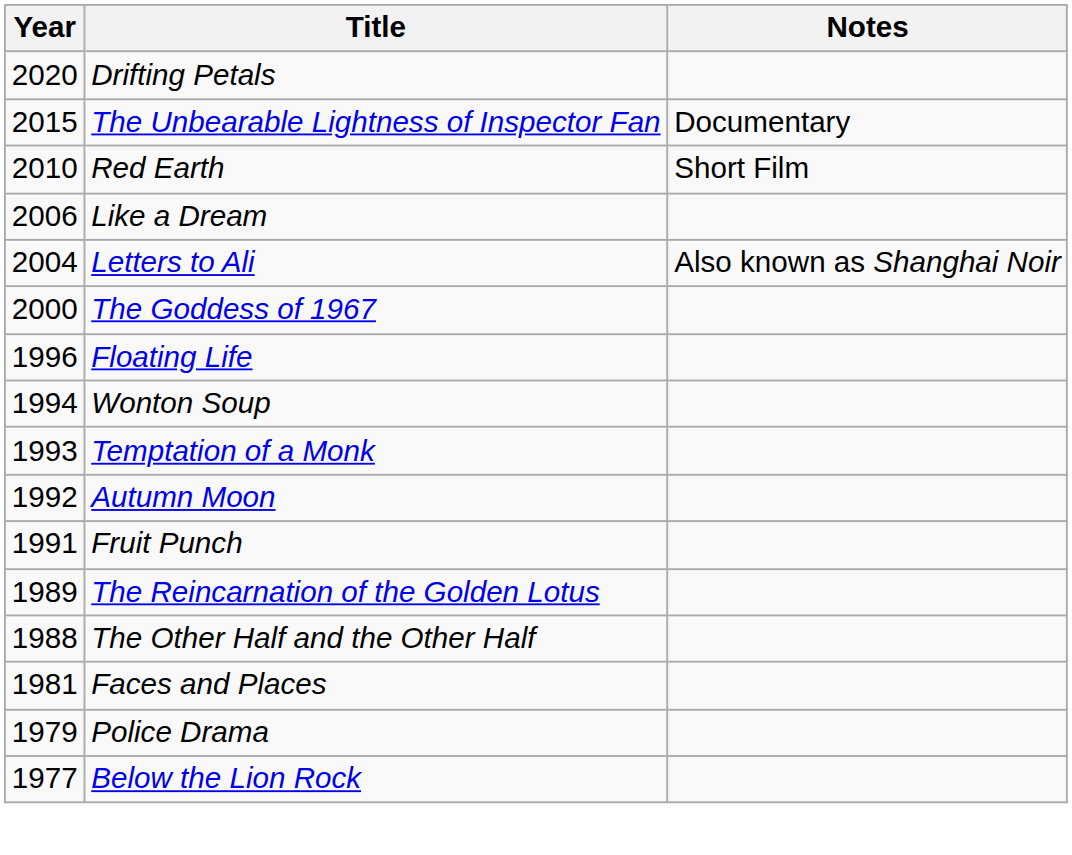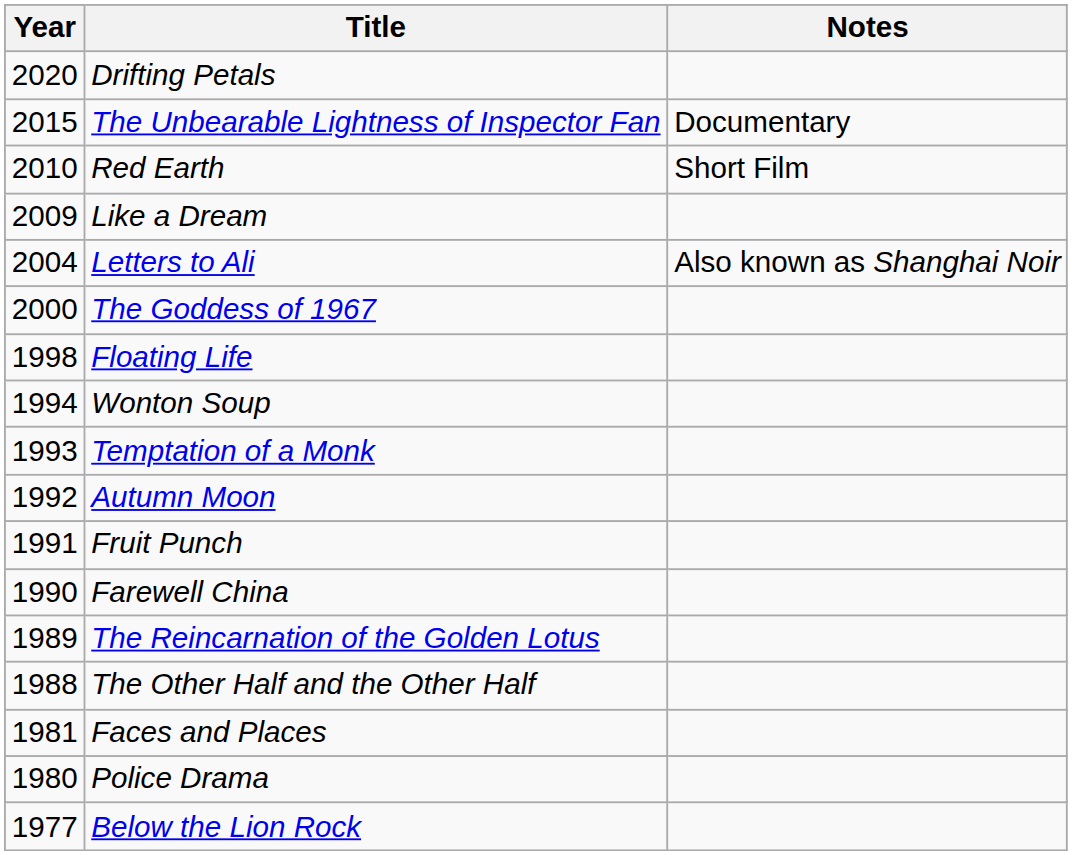(45, 215) 2006 -> (45, 215) 2009
(45, 356) 1996 -> (45, 356) 1998
+ row: (190, 591)
(45, 732) 1979 -> (45, 779) 1980
